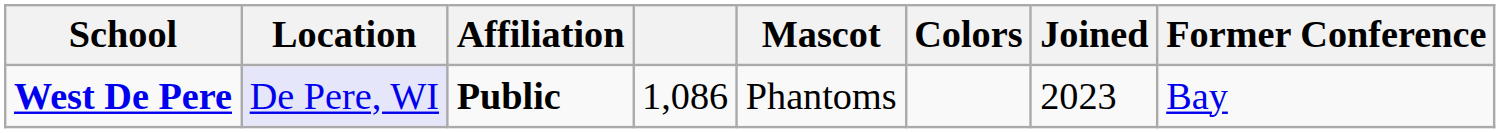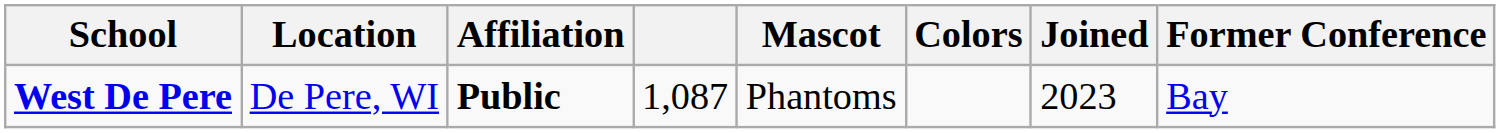(344, 95) lavender background -> (344, 95) no background
(685, 95) 1,086 -> (685, 95) 1,087
